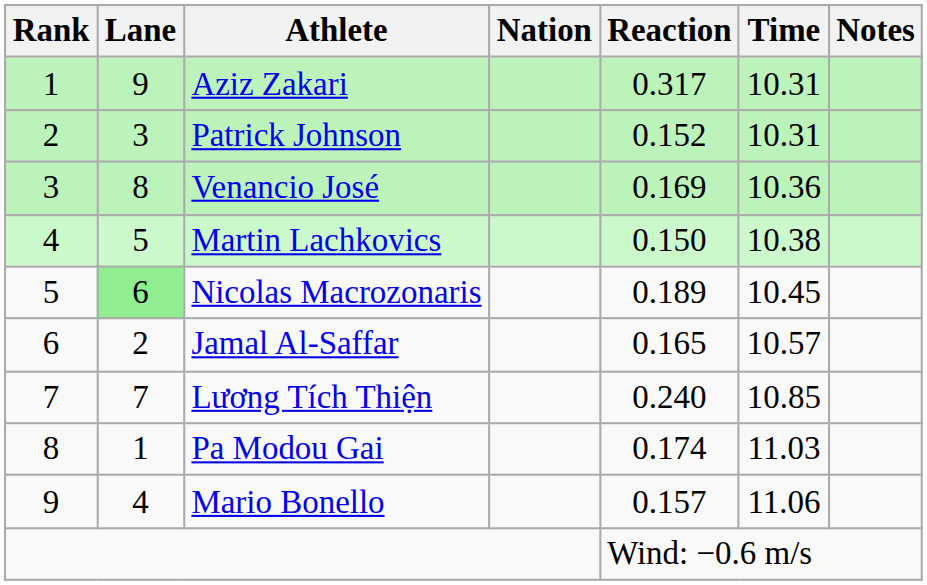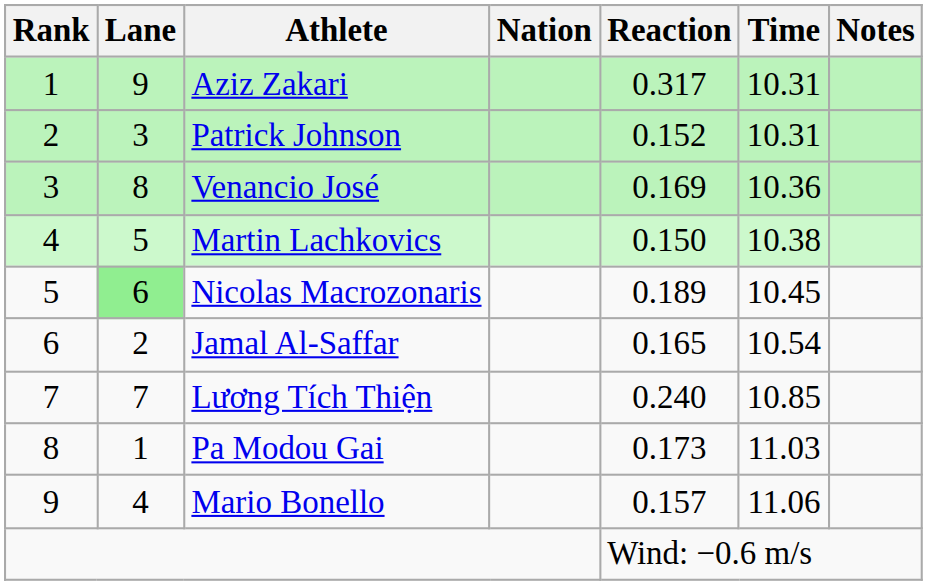(784, 344) 10.57 -> (784, 344) 10.54
(669, 448) 0.174 -> (669, 448) 0.173
